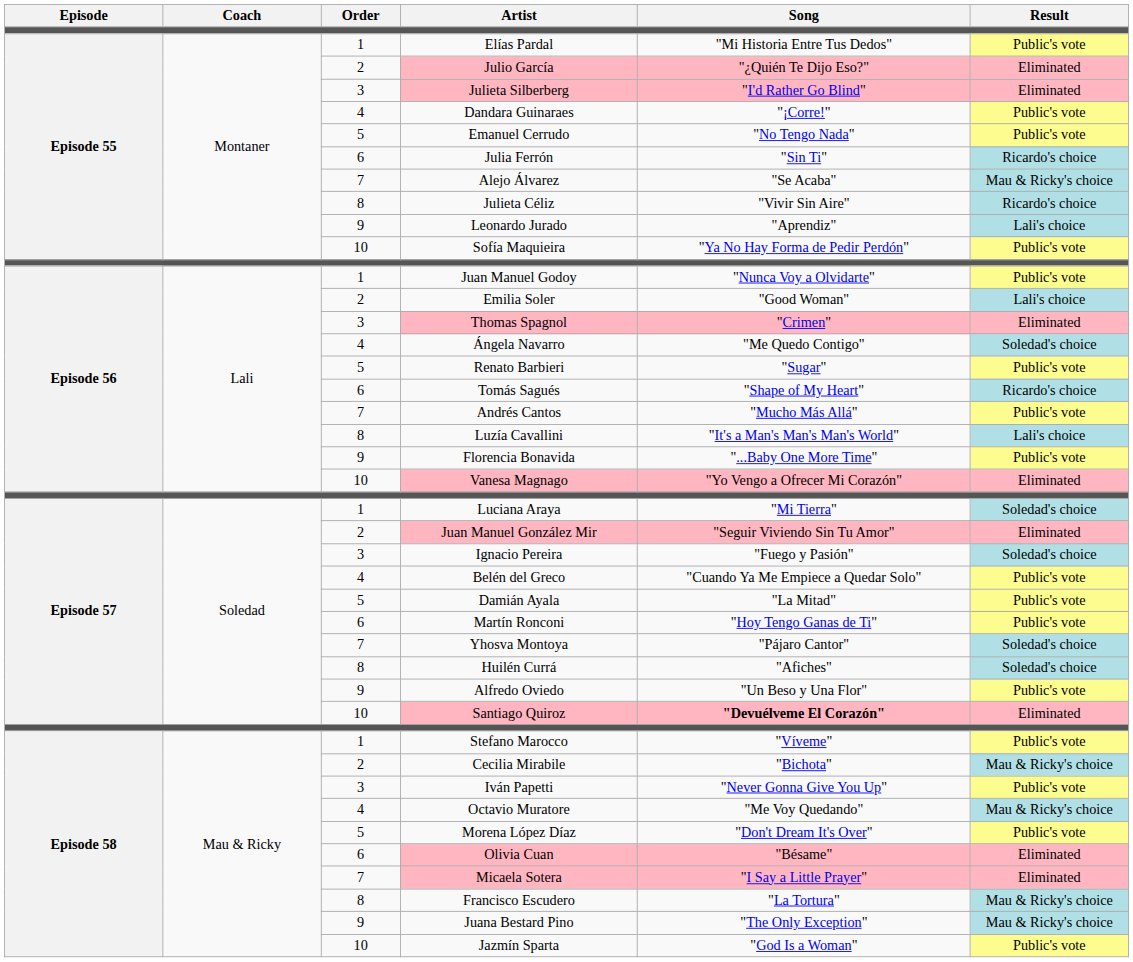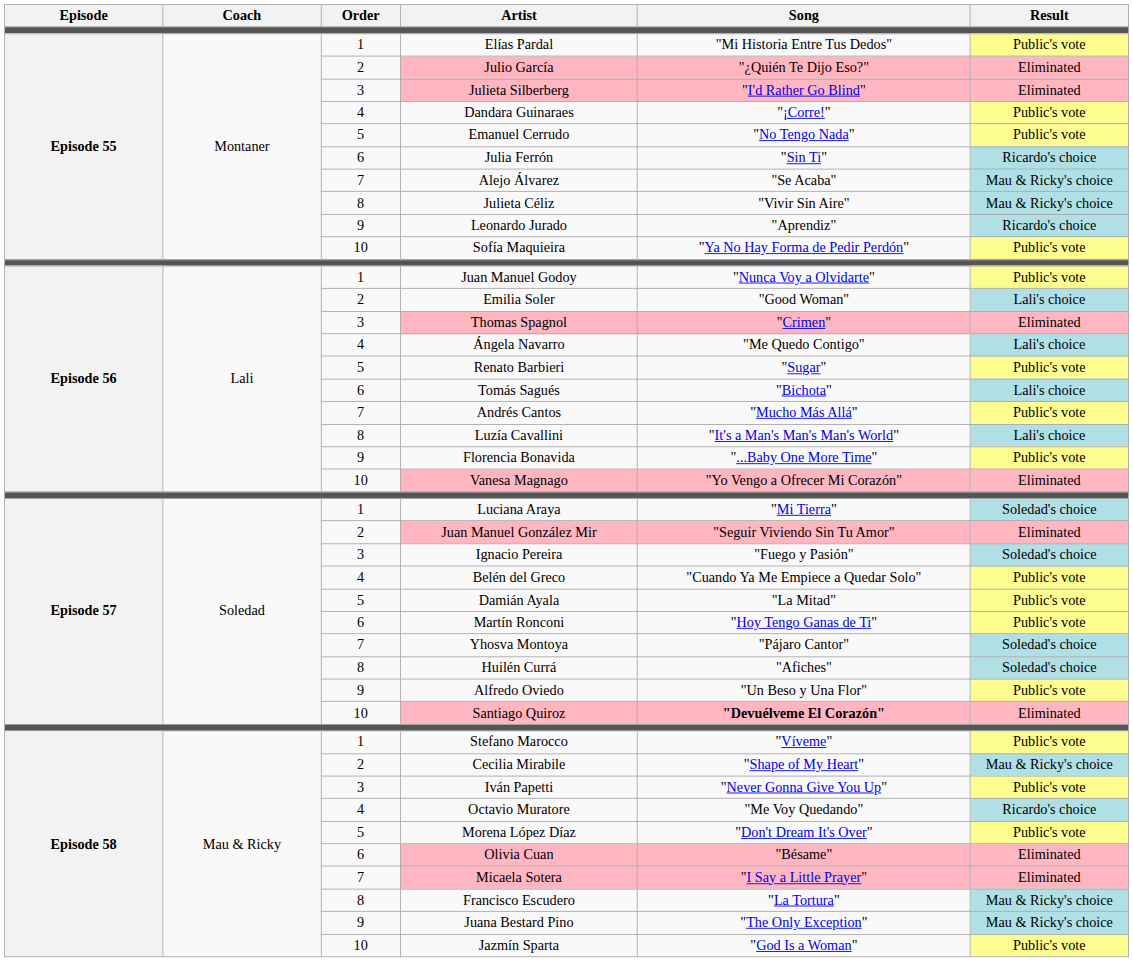(1049, 203) Ricardo's choice -> (1049, 203) Mau & Ricky's choice
(1049, 225) Lali's choice -> (1049, 225) Ricardo's choice
(1049, 345) Soledad's choice -> (1049, 345) Lali's choice
(804, 390) "Shape of My Heart" -> (804, 390) "Bichota"
(1049, 390) Ricardo's choice -> (1049, 390) Lali's choice
(804, 764) "Bichota" -> (804, 764) "Shape of My Heart"
(1049, 809) Mau & Ricky's choice -> (1049, 809) Ricardo's choice
